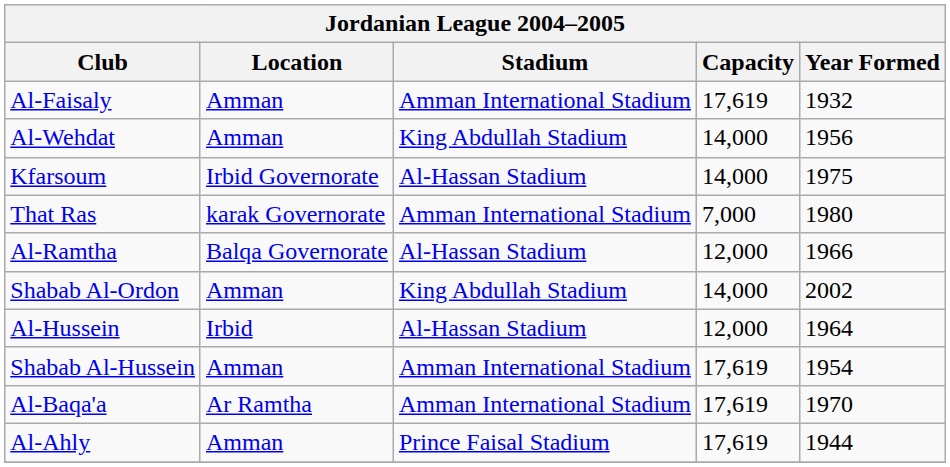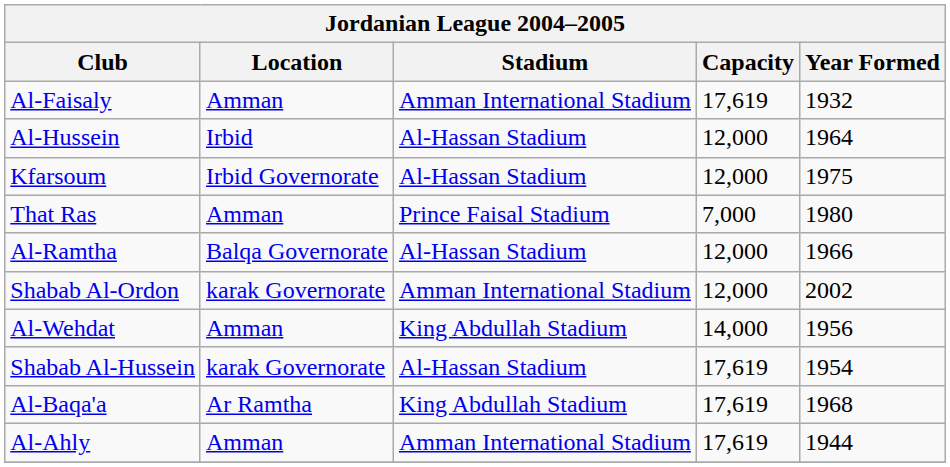rows swapped: (65, 328) <-> (63, 137)
(735, 175) 14,000 -> (735, 175) 12,000
(296, 213) karak Governorate -> (245, 213) Amman
(545, 213) Amman International Stadium -> (504, 213) Prince Faisal Stadium
(245, 289) Amman -> (296, 289) karak Governorate
(513, 289) King Abdullah Stadium -> (545, 289) Amman International Stadium
(735, 289) 14,000 -> (735, 289) 12,000
(245, 366) Amman -> (296, 366) karak Governorate
(545, 366) Amman International Stadium -> (493, 366) Al-Hassan Stadium
(545, 404) Amman International Stadium -> (513, 404) King Abdullah Stadium
(829, 404) 1970 -> (829, 404) 1968
(504, 442) Prince Faisal Stadium -> (545, 442) Amman International Stadium
